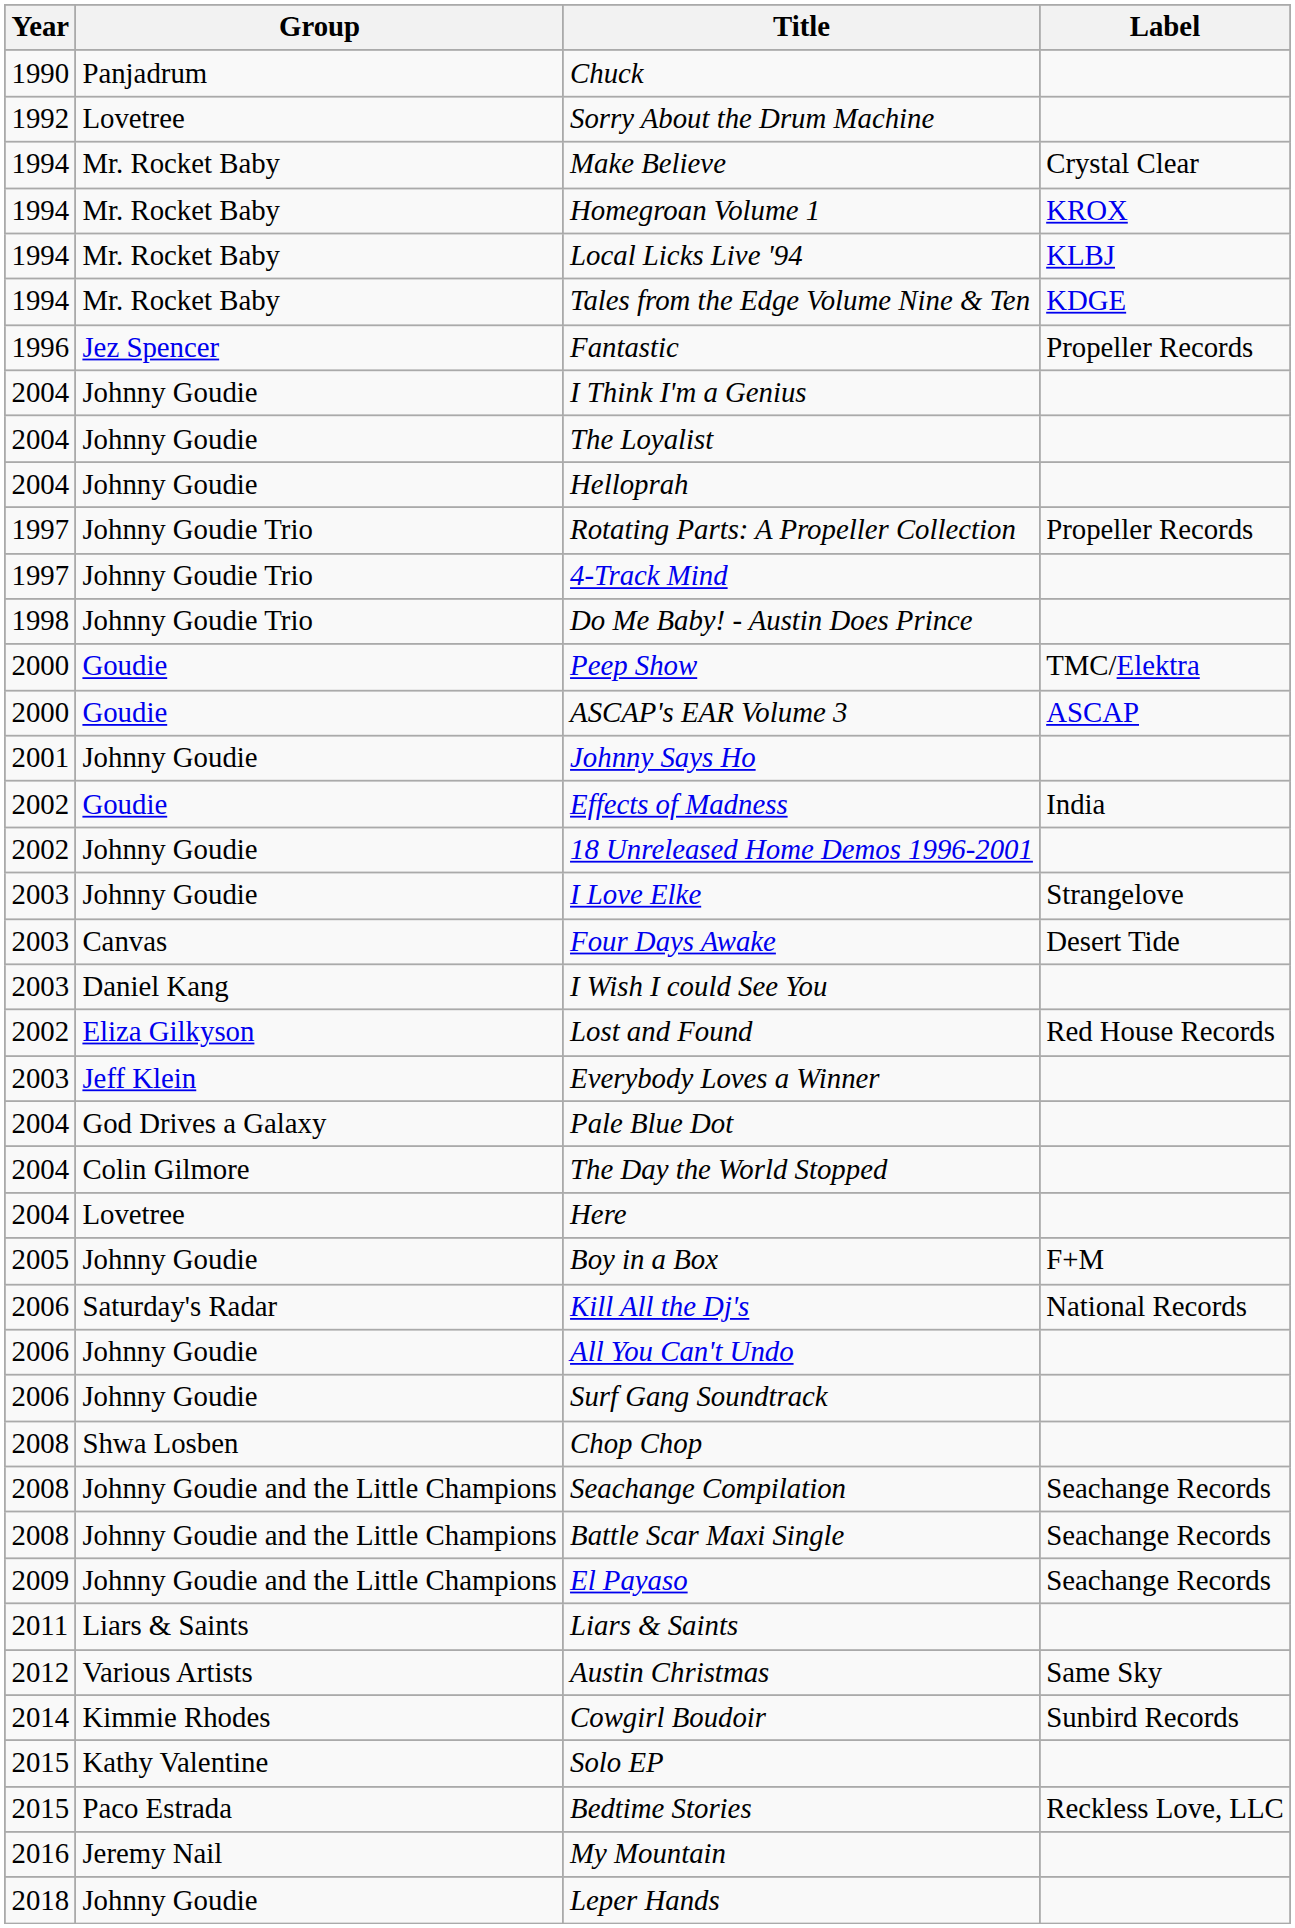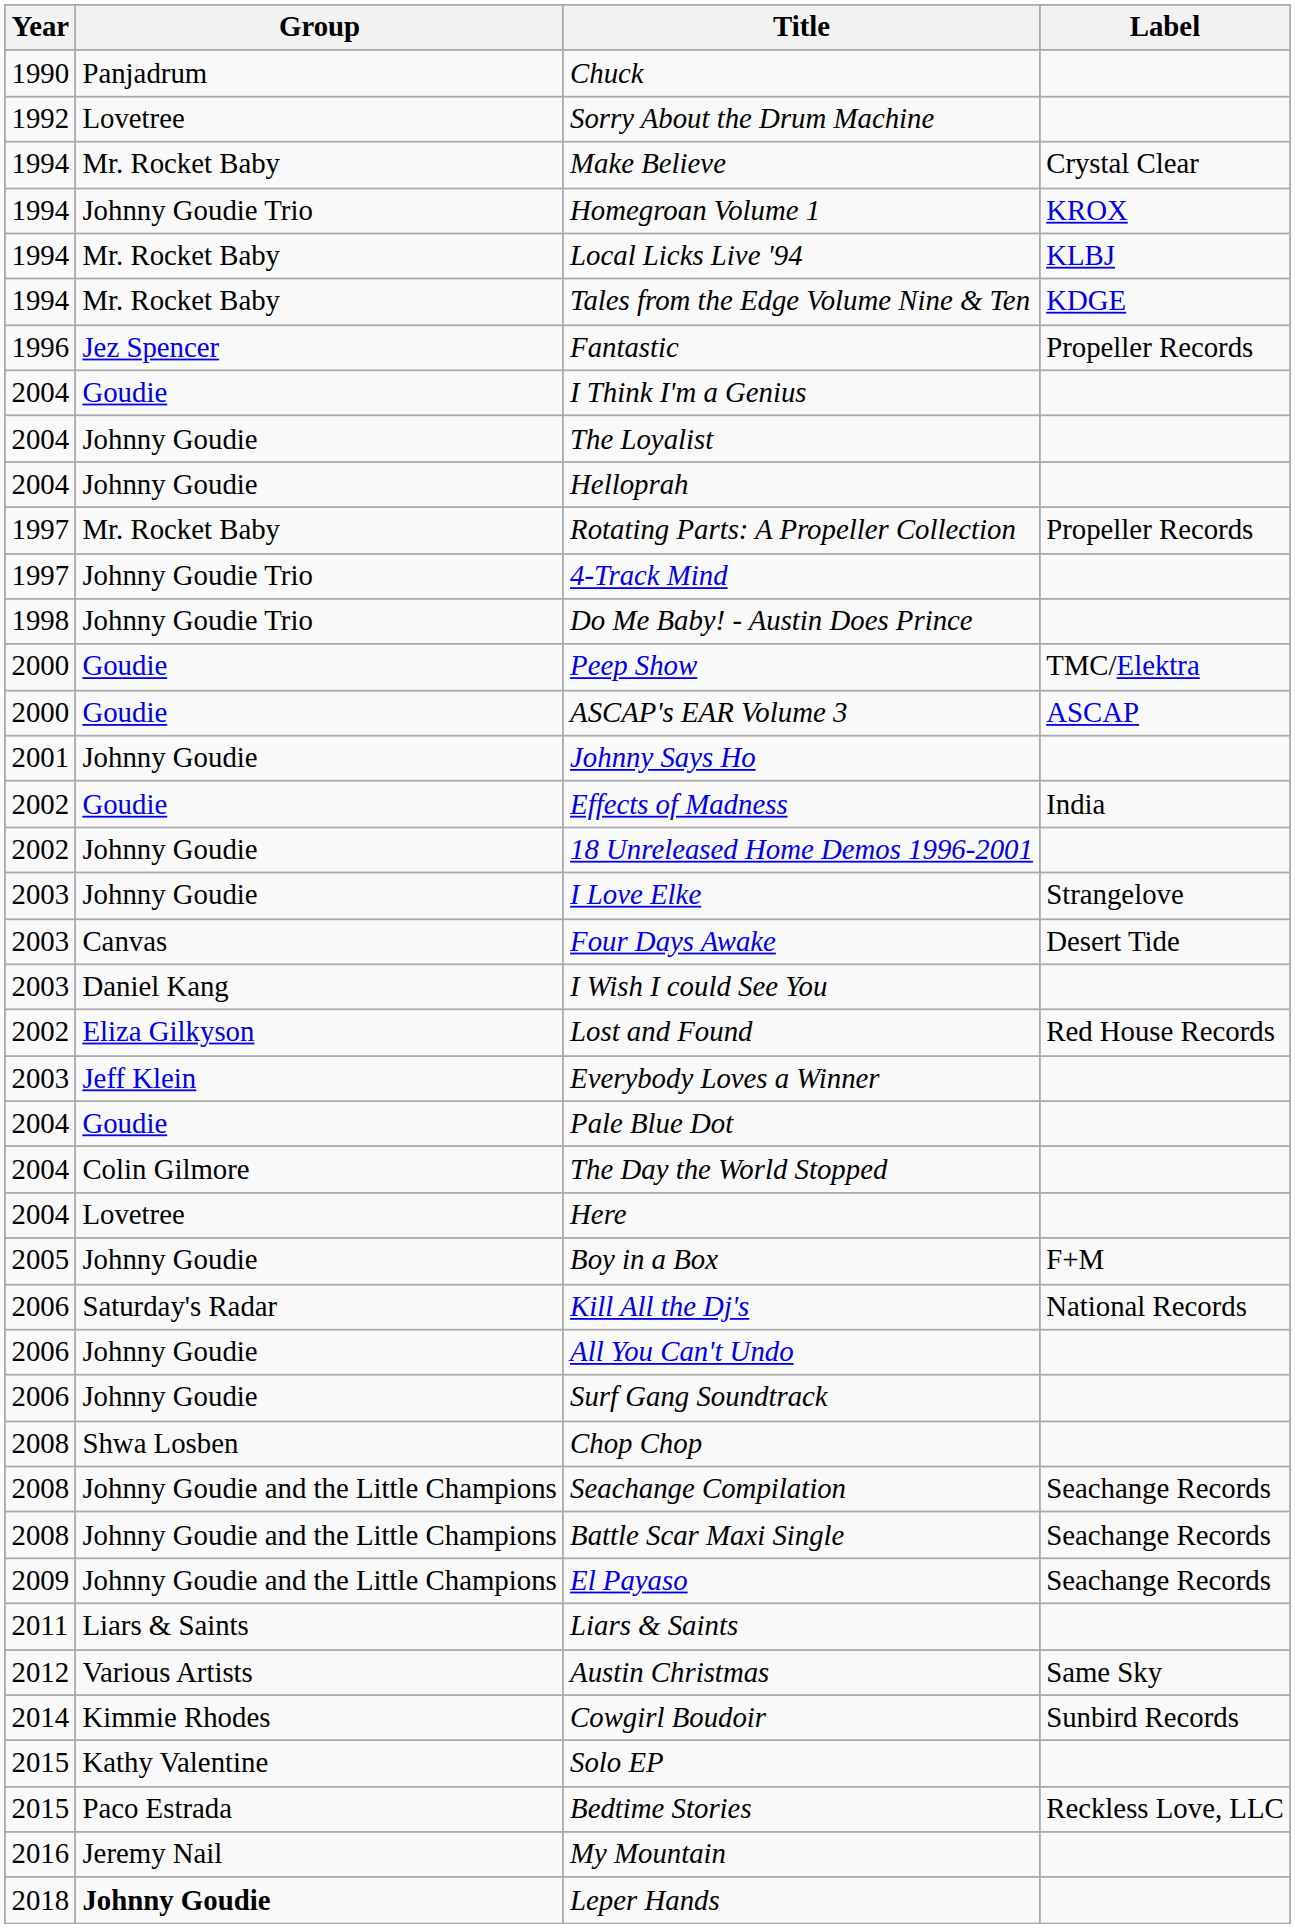(181, 210) Mr. Rocket Baby -> (198, 210) Johnny Goudie Trio
(170, 392) Johnny Goudie -> (125, 392) Goudie
(198, 529) Johnny Goudie Trio -> (181, 529) Mr. Rocket Baby
(204, 1123) God Drives a Galaxy -> (125, 1123) Goudie
(170, 1900) normal -> (176, 1900) bold
